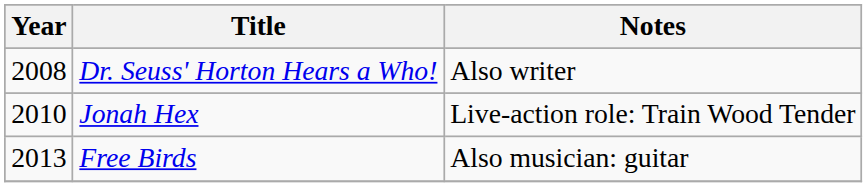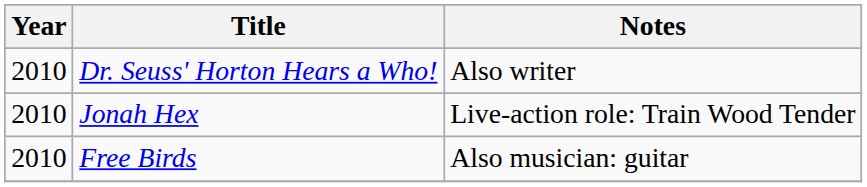(39, 70) 2008 -> (39, 70) 2010
(39, 158) 2013 -> (39, 158) 2010
